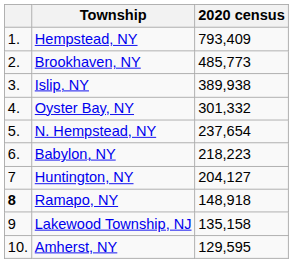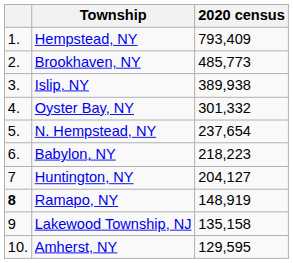(225, 200) 148,918 -> (225, 200) 148,919
